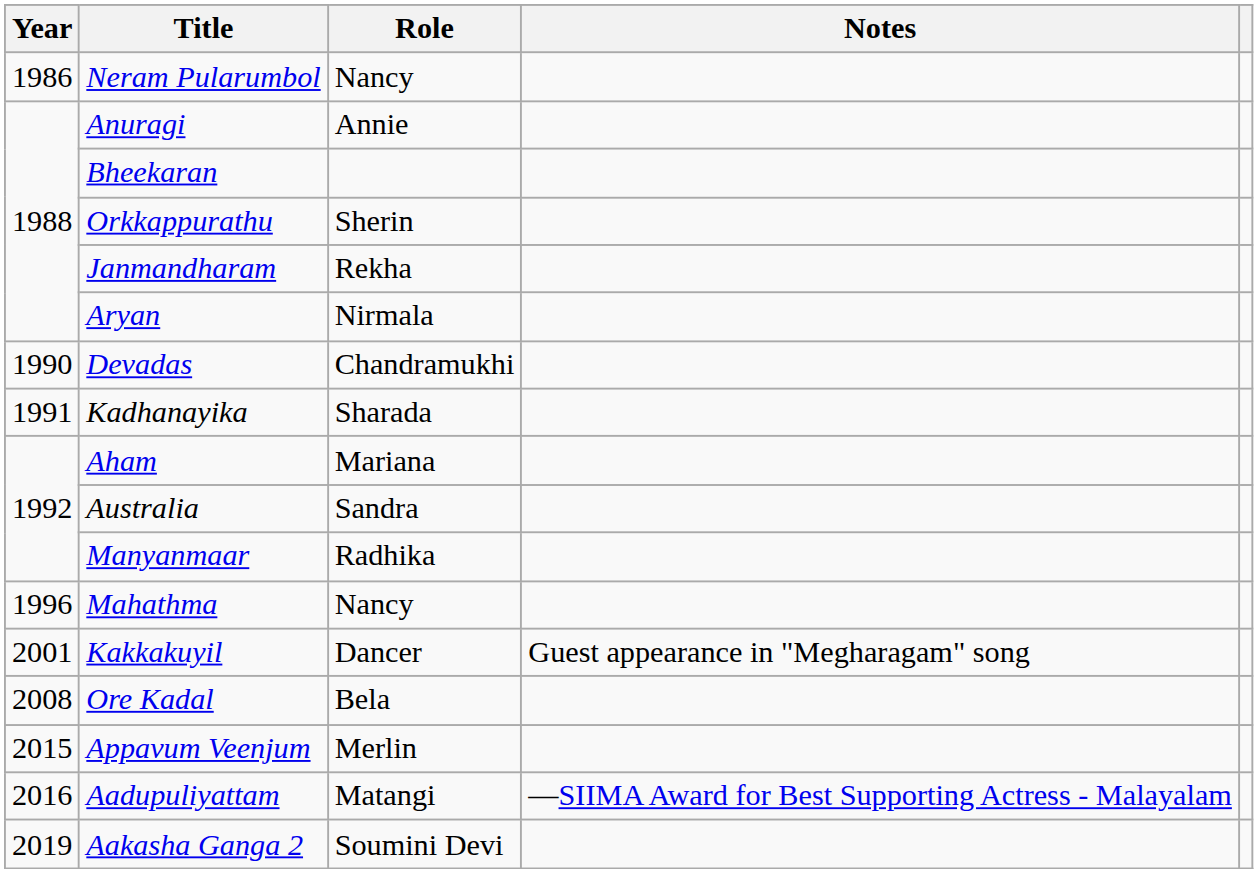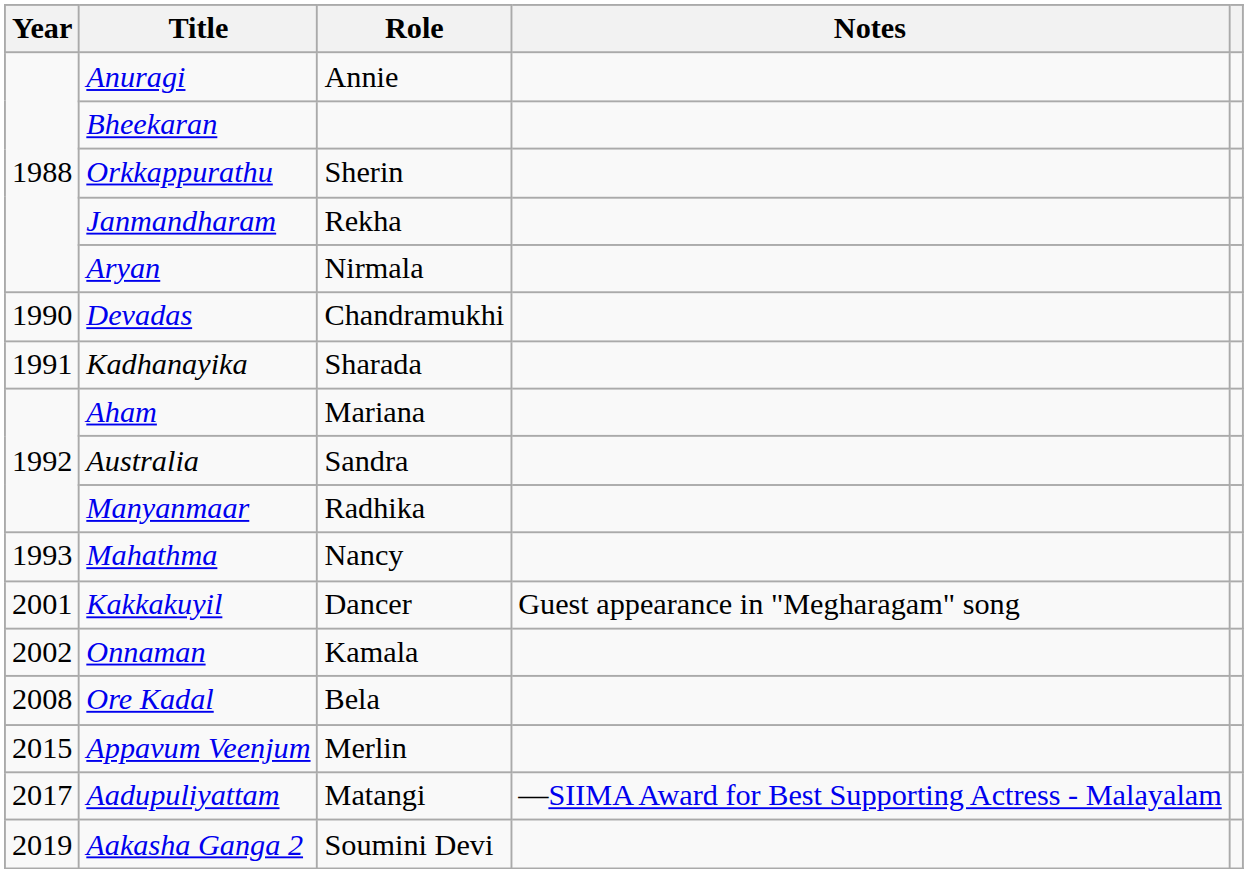- row: (204, 76)
(42, 603) 1996 -> (42, 556) 1993
+ row: (146, 651)
(42, 795) 2016 -> (42, 795) 2017
